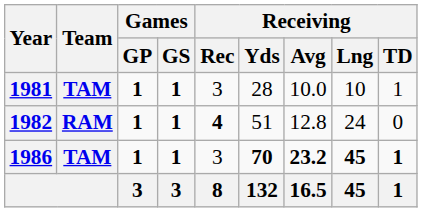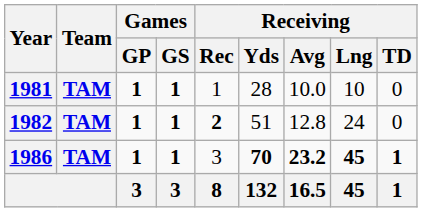(217, 88) 3 -> (216, 88) 1
(398, 88) 1 -> (397, 88) 0
(87, 122) RAM -> (87, 122) TAM
(217, 122) 4 -> (216, 122) 2
